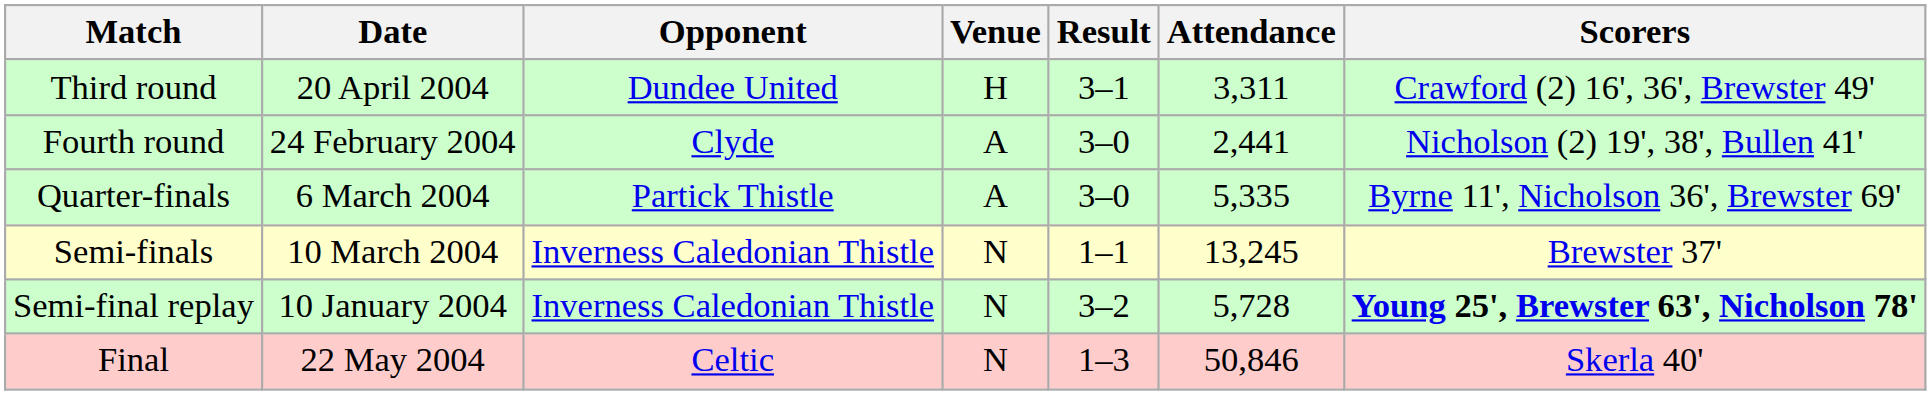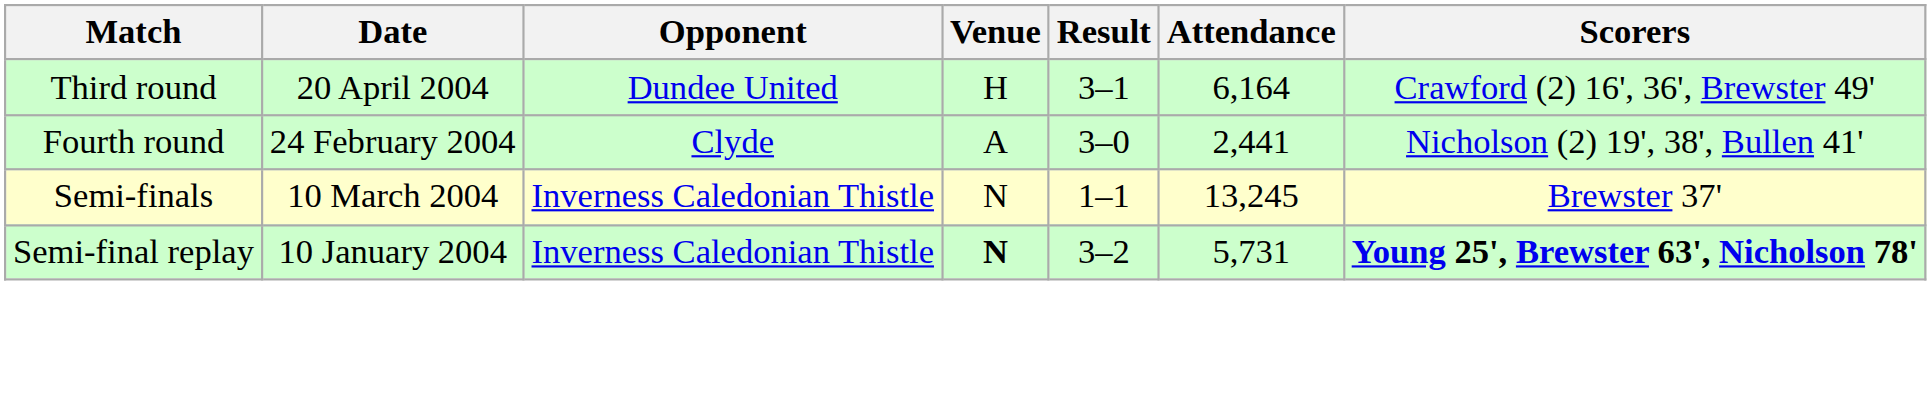(1251, 86) 3,311 -> (1251, 86) 6,164
- row: (133, 196)
(995, 305) normal -> (995, 251) bold
(1251, 305) 5,728 -> (1251, 251) 5,731
- row: (133, 360)
